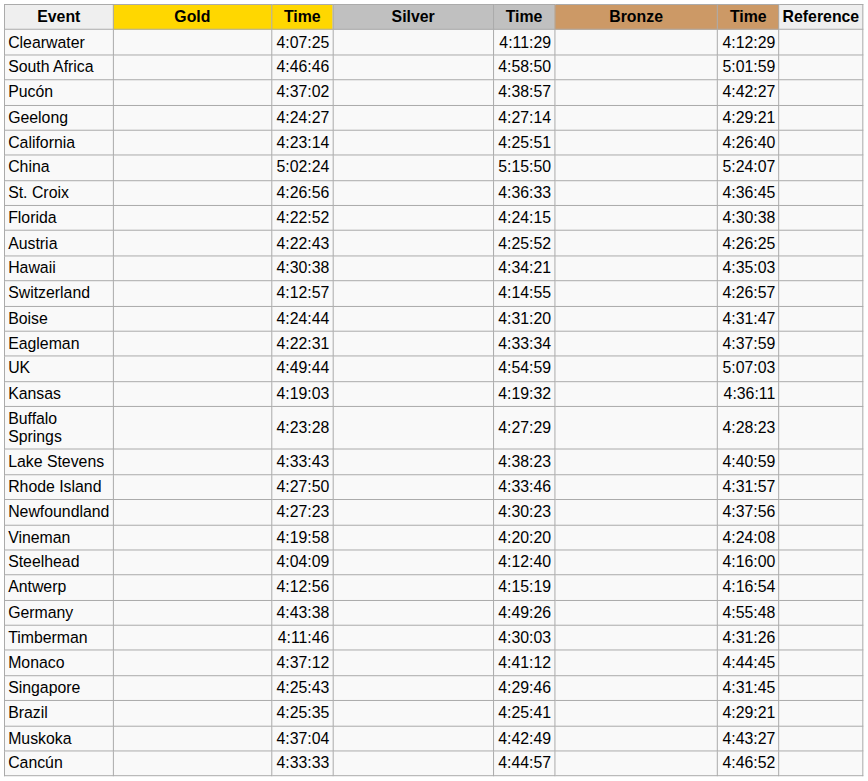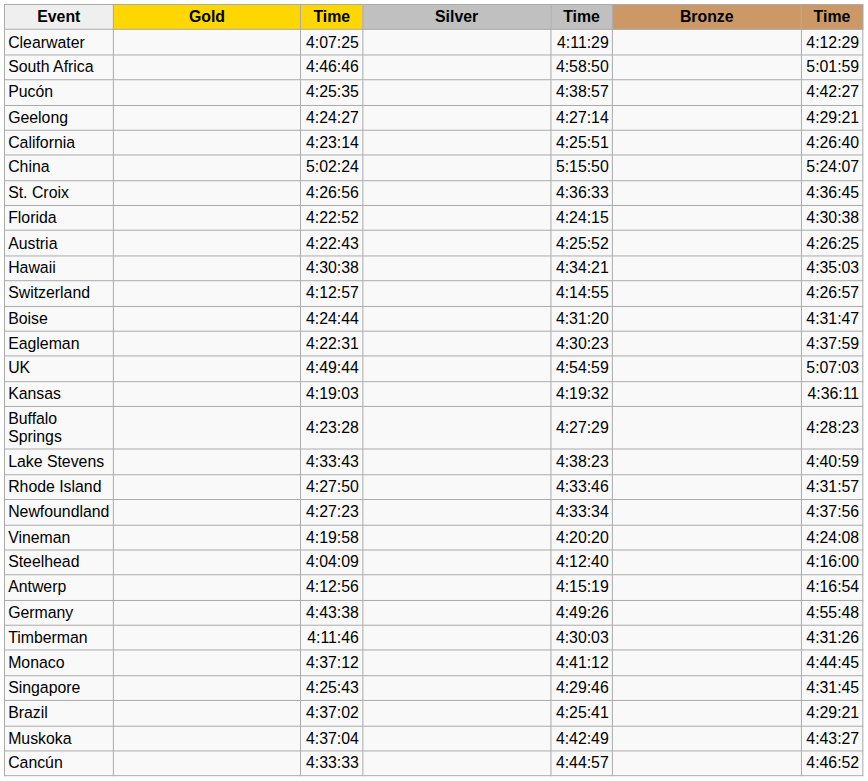- column: (821, 17)
(303, 92) 4:37:02 -> (332, 92) 4:25:35
(525, 343) 4:33:34 -> (582, 343) 4:30:23
(525, 512) 4:30:23 -> (582, 512) 4:33:34
(303, 713) 4:25:35 -> (332, 713) 4:37:02
